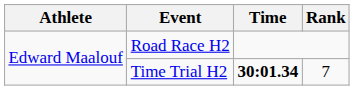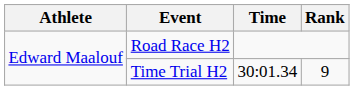(268, 71) bold -> (267, 71) normal
(326, 71) 7 -> (325, 71) 9
